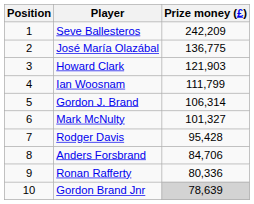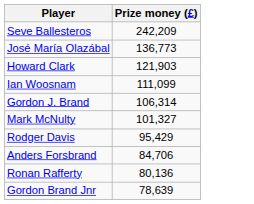- column: (29, 13)
(206, 48) 136,775 -> (156, 48) 136,773
(206, 84) 111,799 -> (156, 84) 111,099
(206, 137) 95,428 -> (156, 137) 95,429
(206, 173) 80,336 -> (156, 173) 80,136
(206, 191) lightgrey background -> (156, 191) no background
